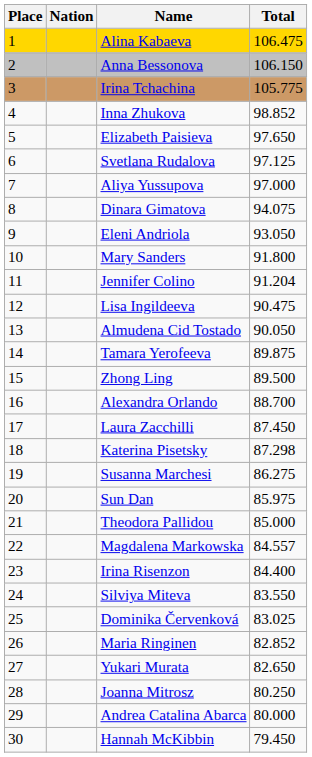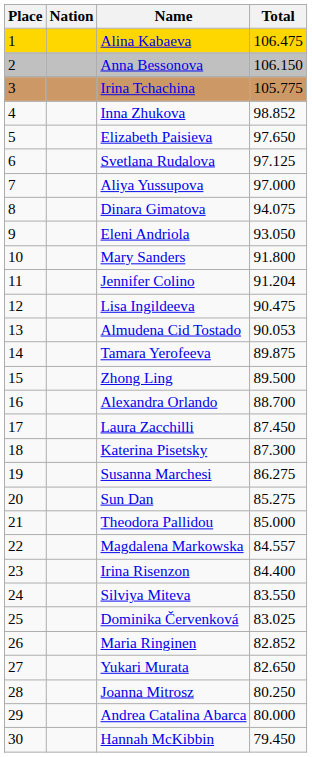(274, 329) 90.050 -> (274, 329) 90.053
(274, 450) 87.298 -> (274, 450) 87.300
(274, 498) 85.975 -> (274, 498) 85.275
